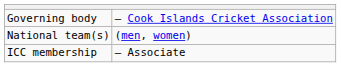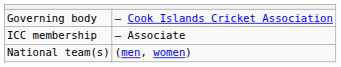rows swapped: (58, 36) <-> (52, 53)
